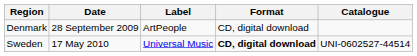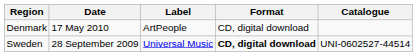(95, 28) 28 September 2009 -> (80, 28) 17 May 2010
(80, 43) 17 May 2010 -> (95, 43) 28 September 2009
